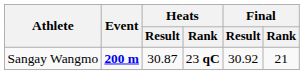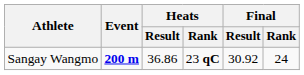(162, 58) 30.87 -> (162, 58) 36.86
(281, 58) 21 -> (281, 58) 24
